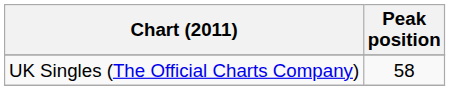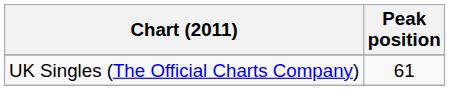(404, 70) 58 -> (404, 70) 61
